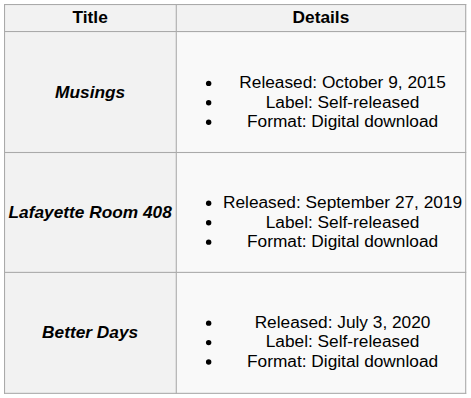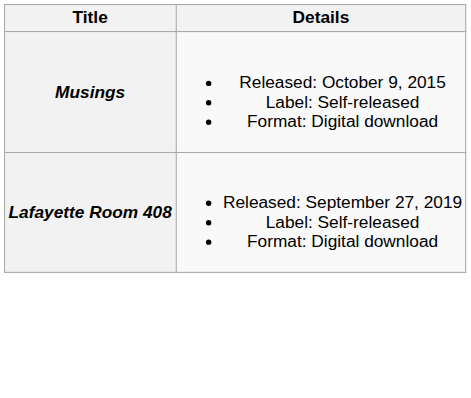- row: (90, 332)
